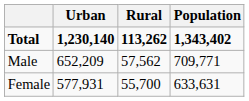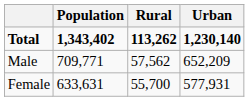columns swapped: (207, 15) <-> (86, 15)
